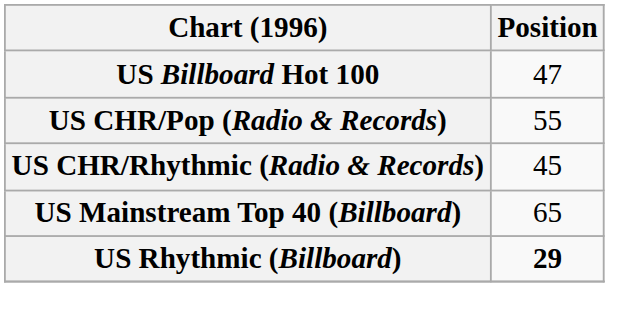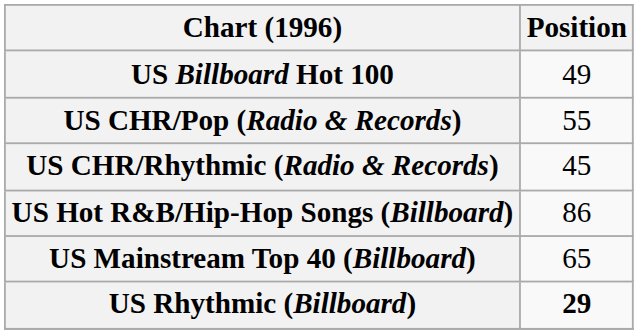(548, 73) 47 -> (577, 73) 49
+ row: (262, 212)
